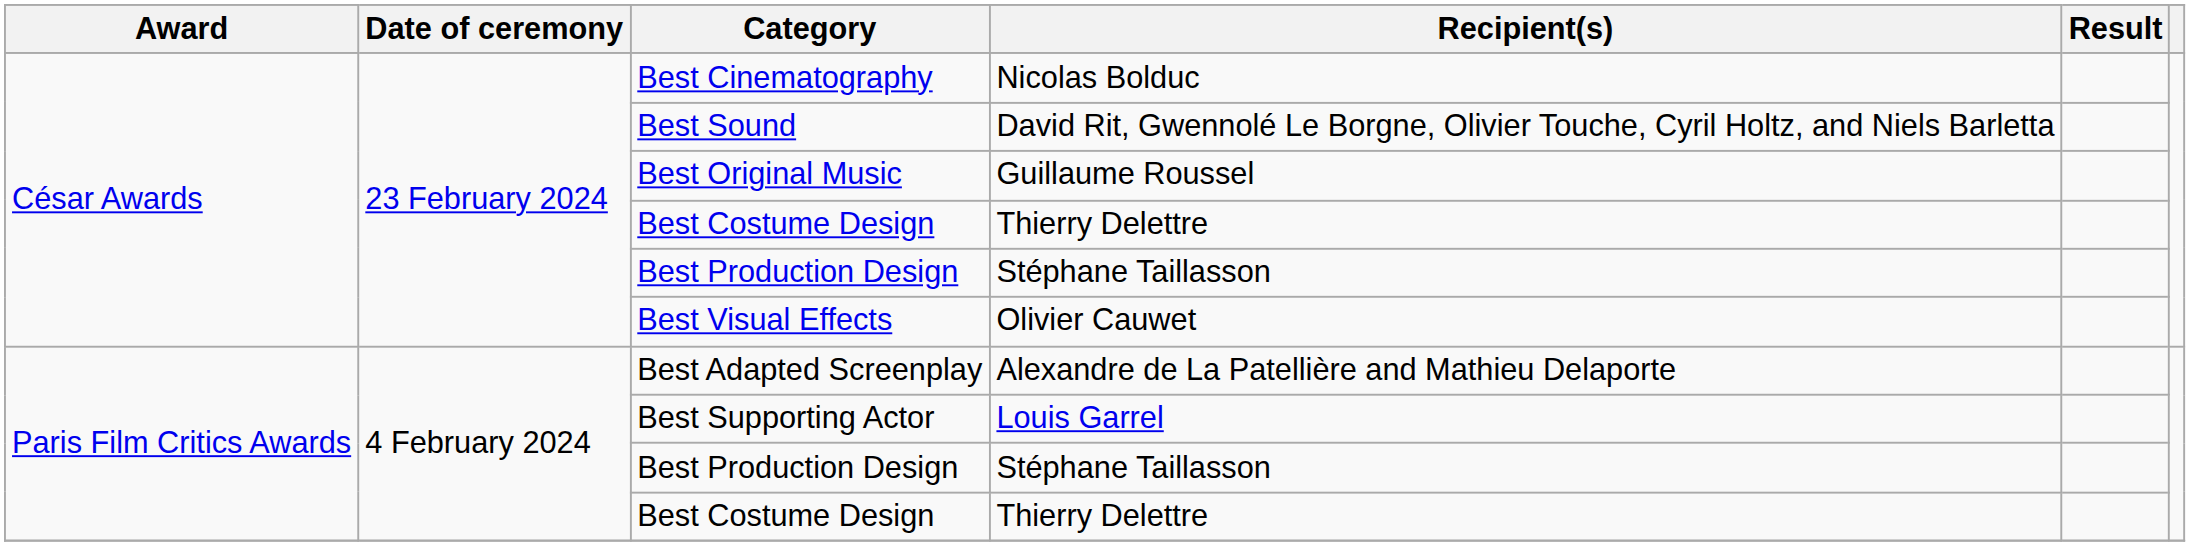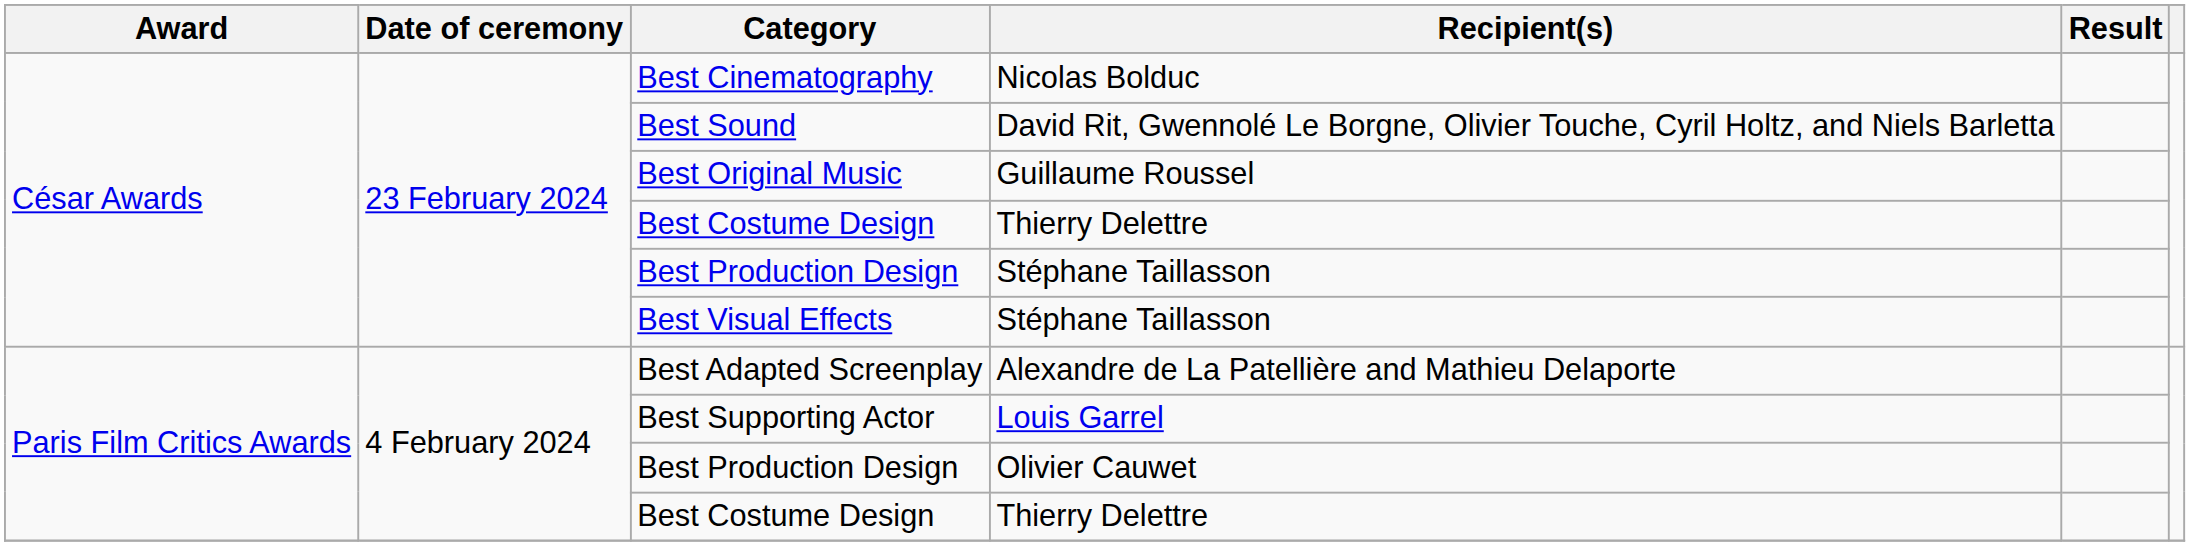(1096, 321) Olivier Cauwet -> (1134, 321) Stéphane Taillasson
(1134, 467) Stéphane Taillasson -> (1096, 467) Olivier Cauwet
